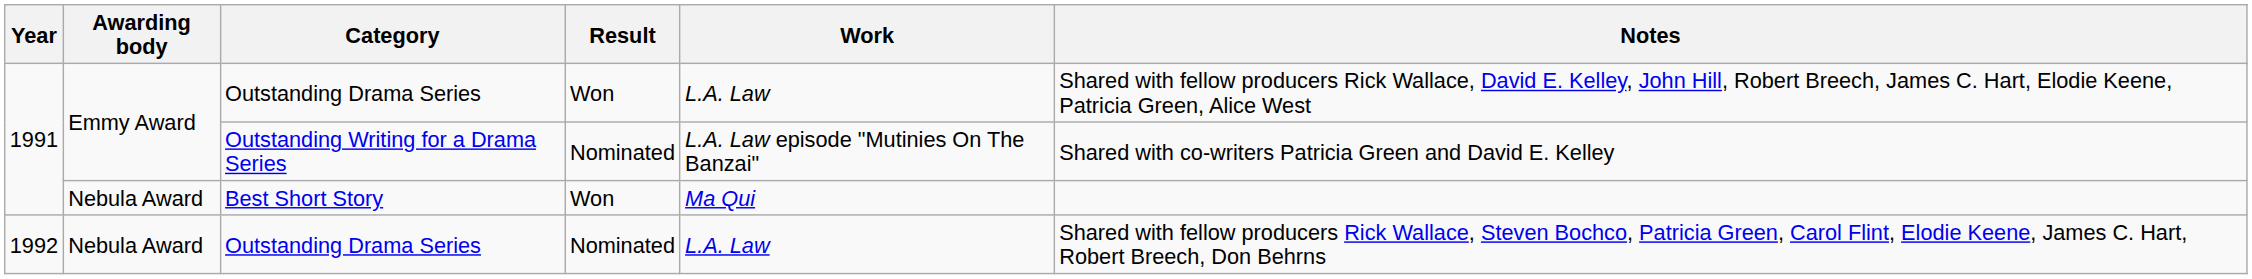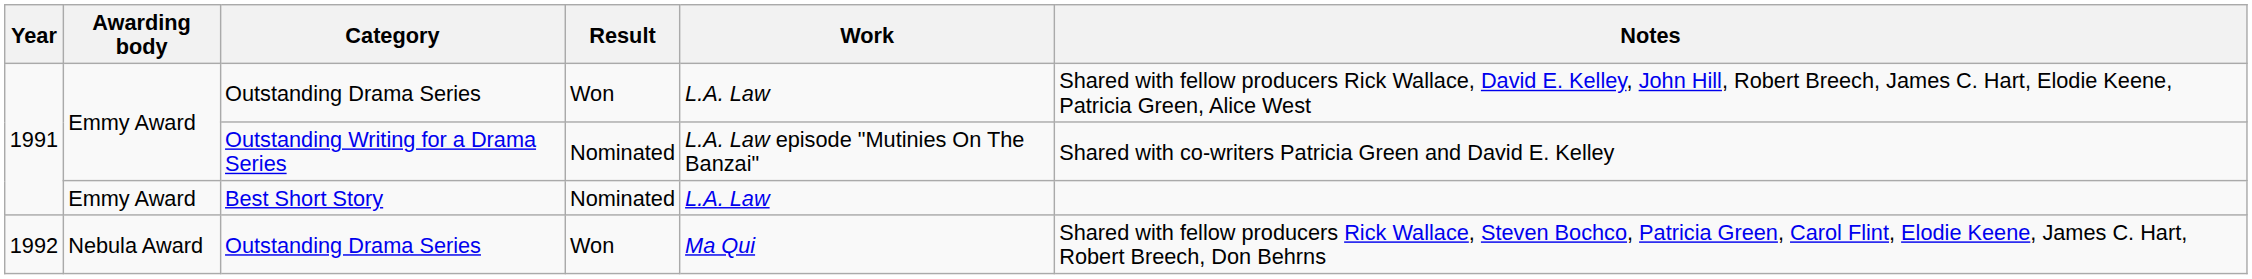(136, 198) Nebula Award -> (132, 198) Emmy Award
(592, 198) Won -> (622, 198) Nominated
(720, 198) Ma Qui -> (727, 198) L.A. Law
(622, 245) Nominated -> (592, 245) Won
(727, 245) L.A. Law -> (720, 245) Ma Qui
